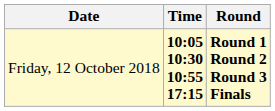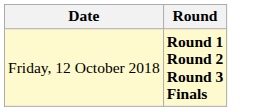- column: (185, 16)
